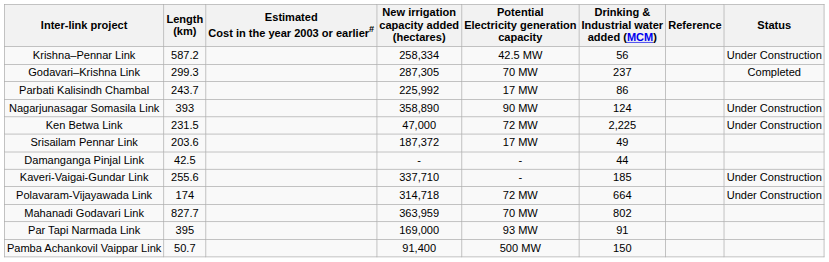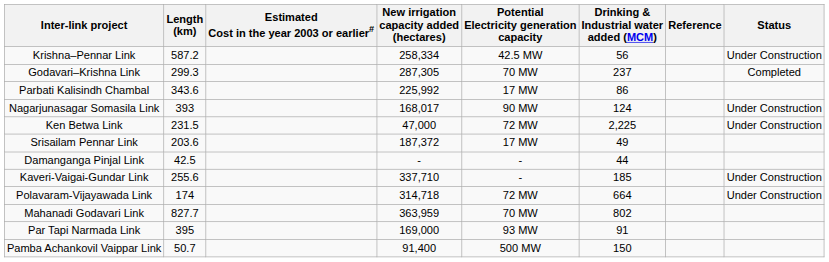(185, 90) 243.7 -> (185, 90) 343.6
(419, 108) 358,890 -> (419, 108) 168,017
